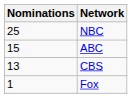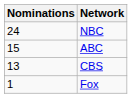(13, 31) 25 -> (13, 31) 24
